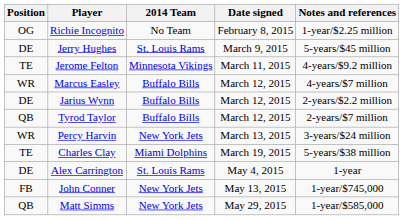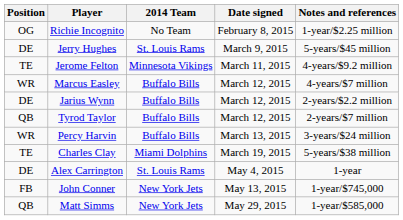(171, 135) New York Jets -> (171, 135) Buffalo Bills
